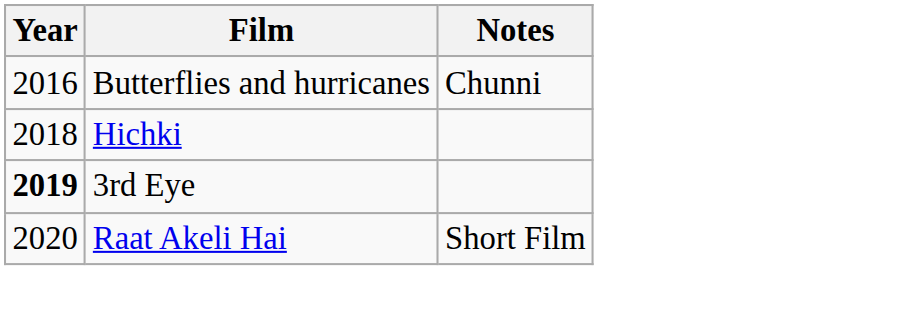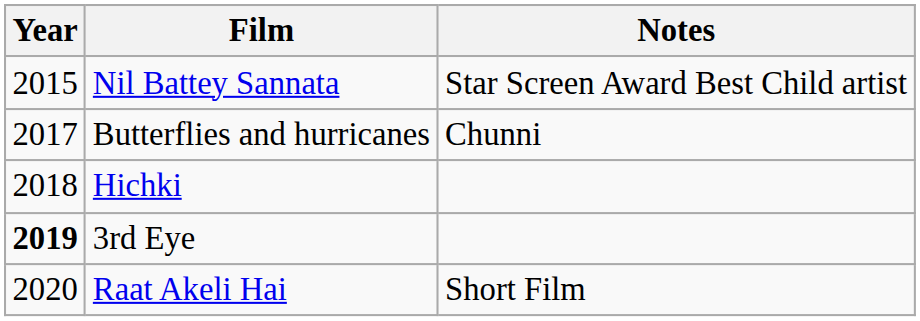+ row: (216, 82)
(45, 82) 2016 -> (45, 133) 2017
